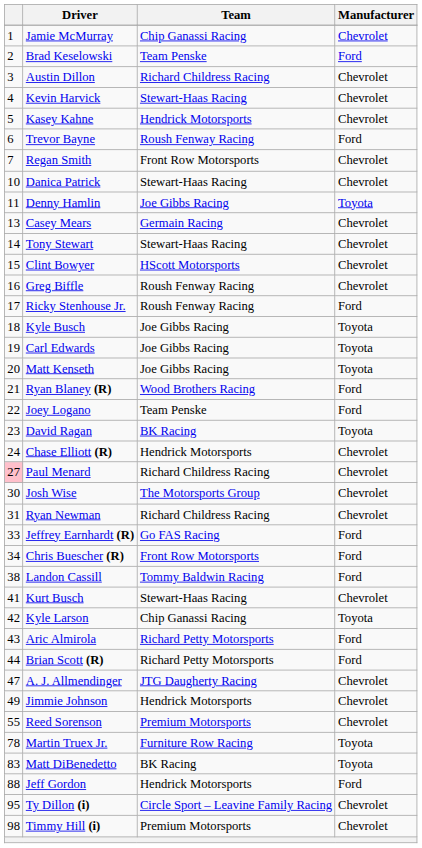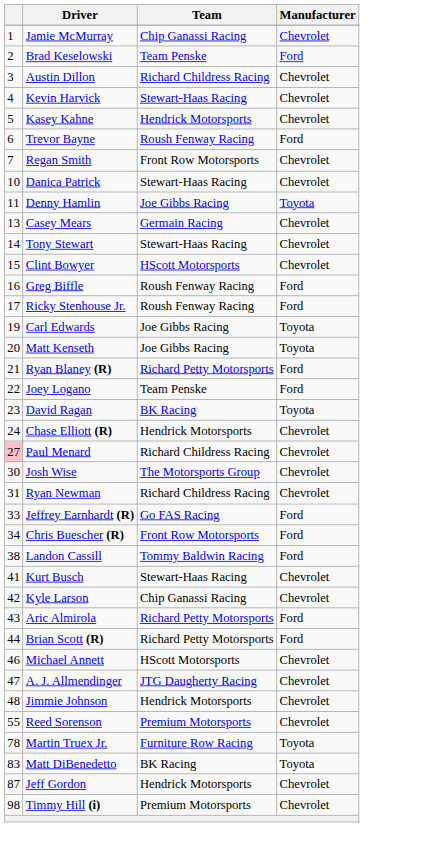(363, 285) Chevrolet -> (291, 285) Ford
- row: (55, 327)
(198, 389) Wood Brothers Racing -> (207, 368) Richard Petty Motorsports
(355, 618) Toyota -> (304, 597) Chevrolet
+ row: (65, 659)
(14, 701) 49 -> (14, 701) 48
(14, 784) 88 -> (14, 784) 87
(350, 784) Ford -> (304, 784) Chevrolet
- row: (58, 805)
